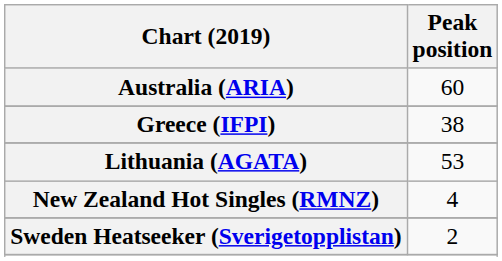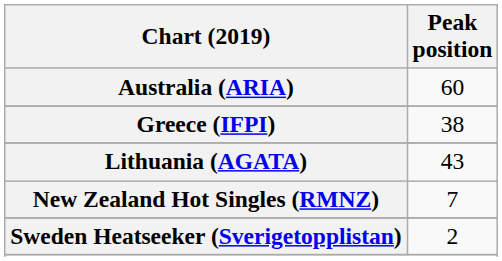(452, 161) 53 -> (452, 161) 43
(452, 198) 4 -> (452, 198) 7
